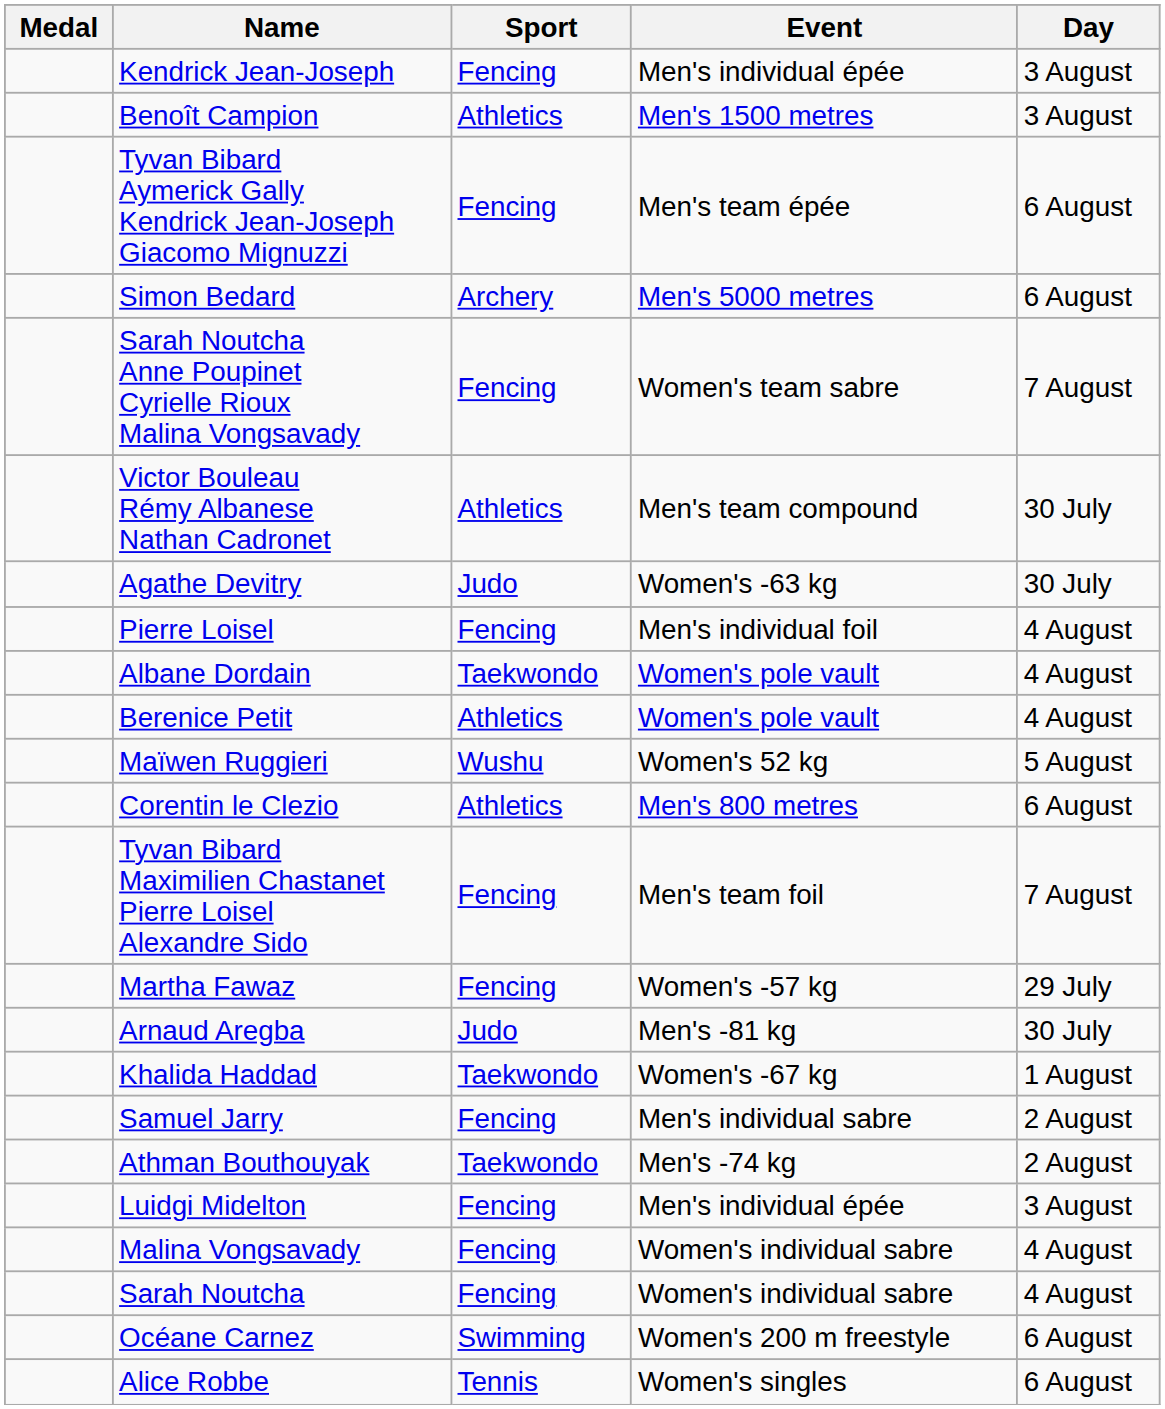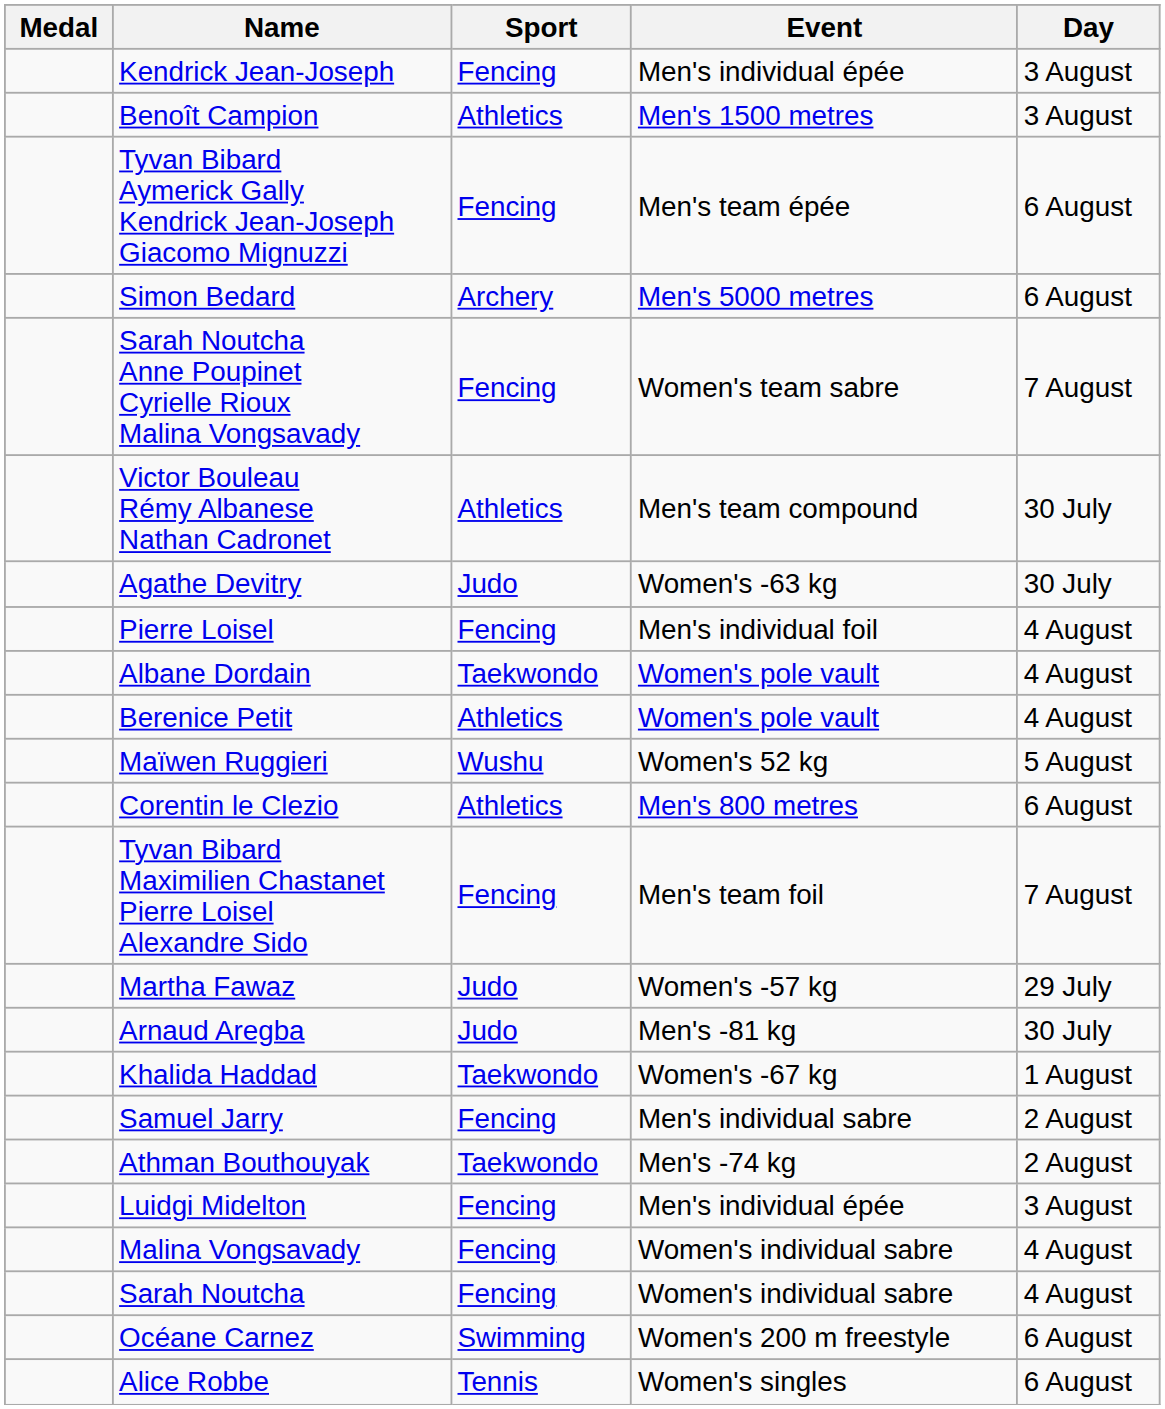(507, 986) Fencing -> (488, 986) Judo
